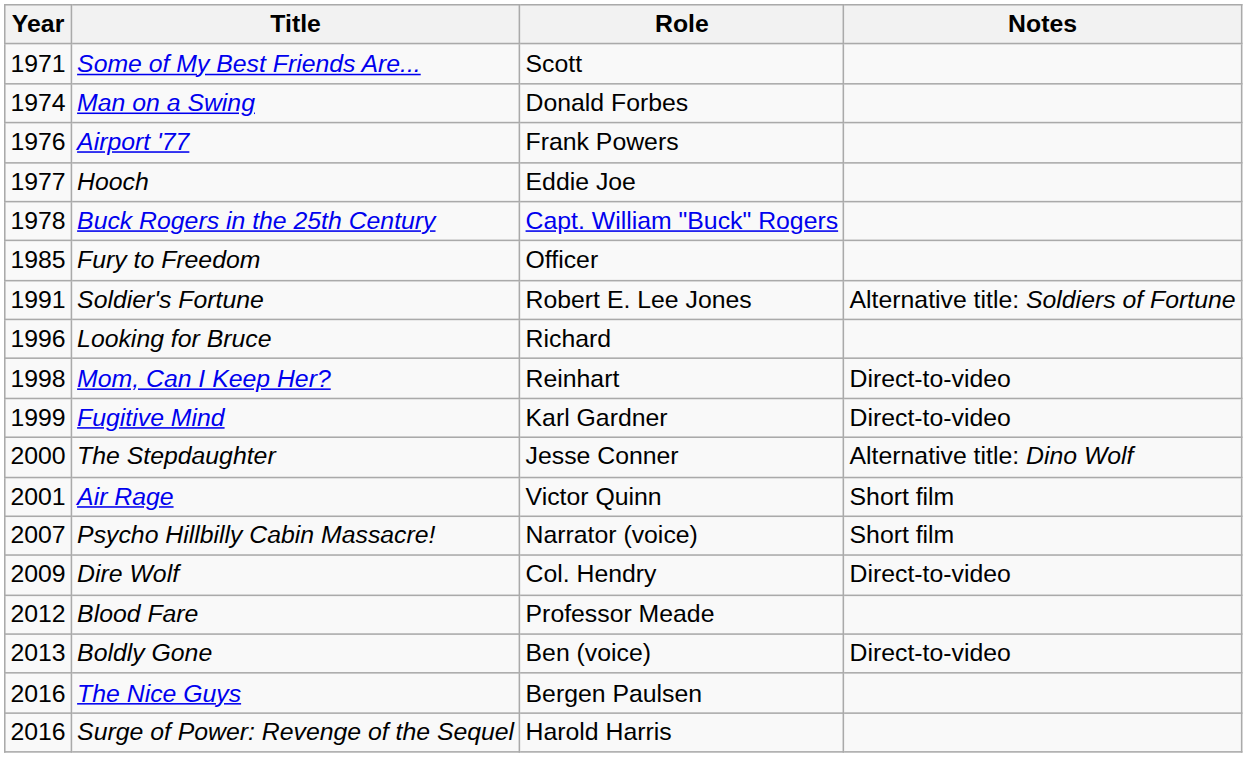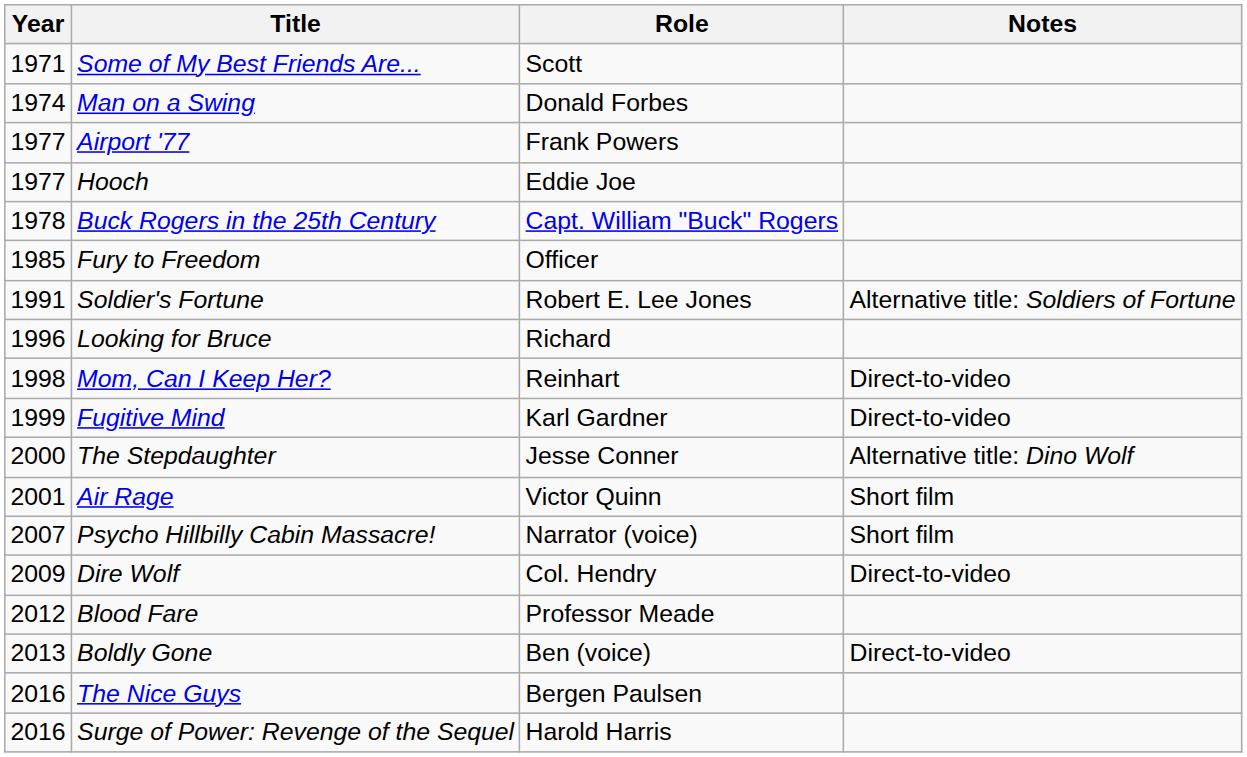(38, 142) 1976 -> (38, 142) 1977
